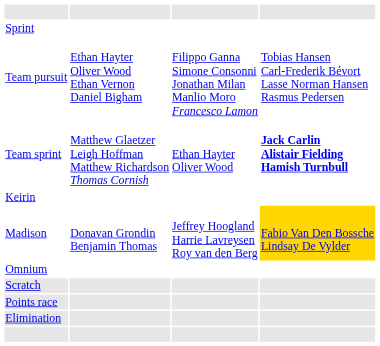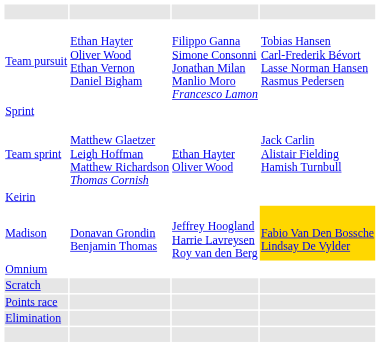rows swapped: (36, 77) <-> (20, 28)
(304, 154) bold -> (301, 154) normal
